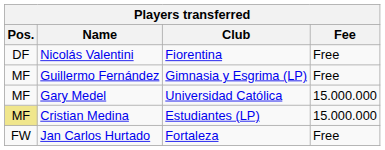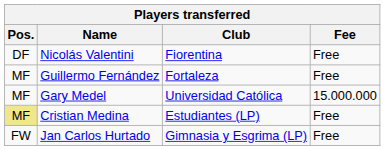(236, 75) Gimnasia y Esgrima (LP) -> (192, 75) Fortaleza
(345, 116) 15.000.000 -> (326, 116) Free
(192, 136) Fortaleza -> (236, 136) Gimnasia y Esgrima (LP)
